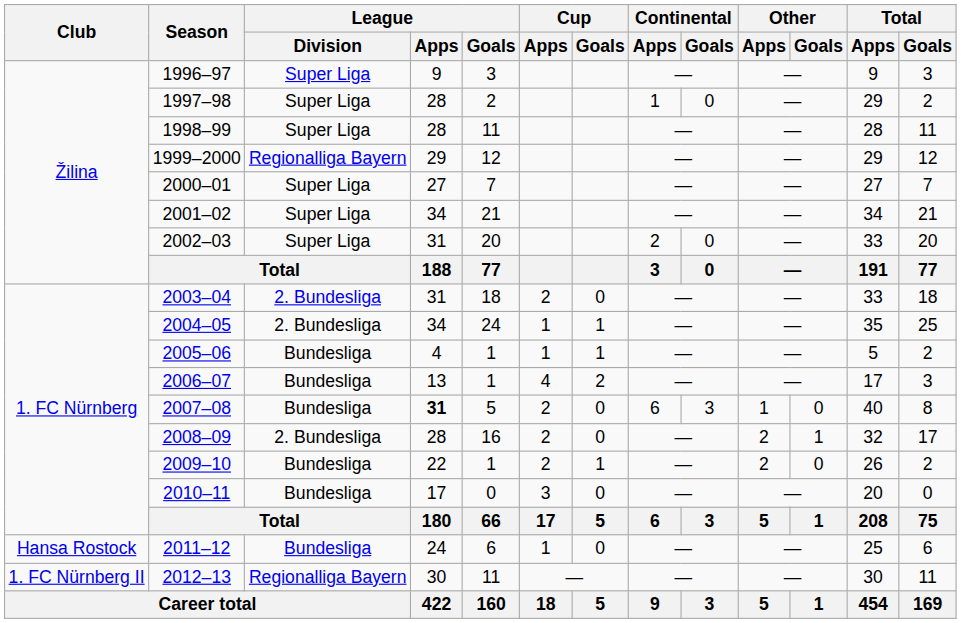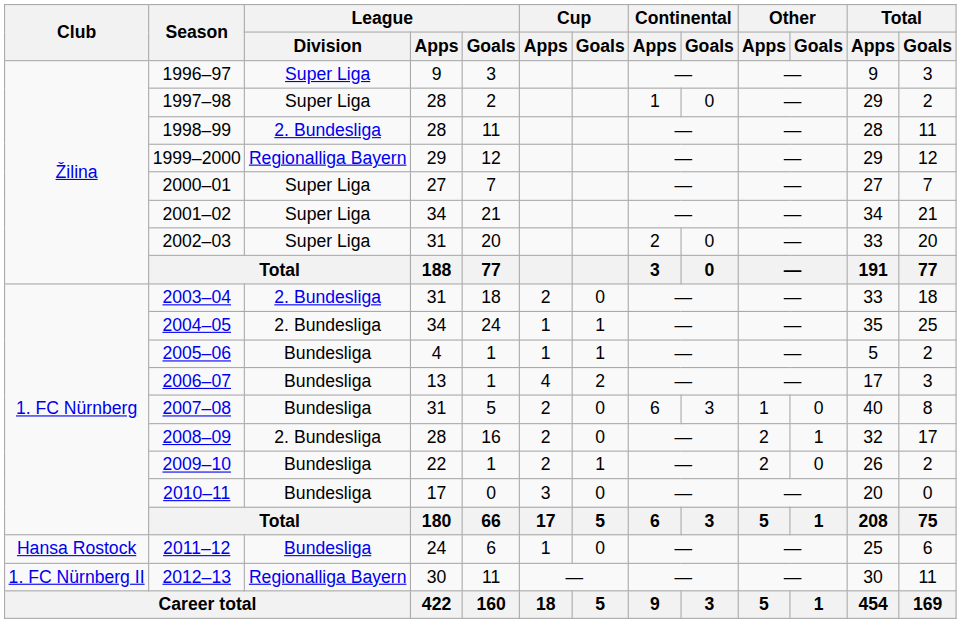(328, 130) Super Liga -> (328, 130) 2. Bundesliga
(437, 409) bold -> (437, 409) normal
